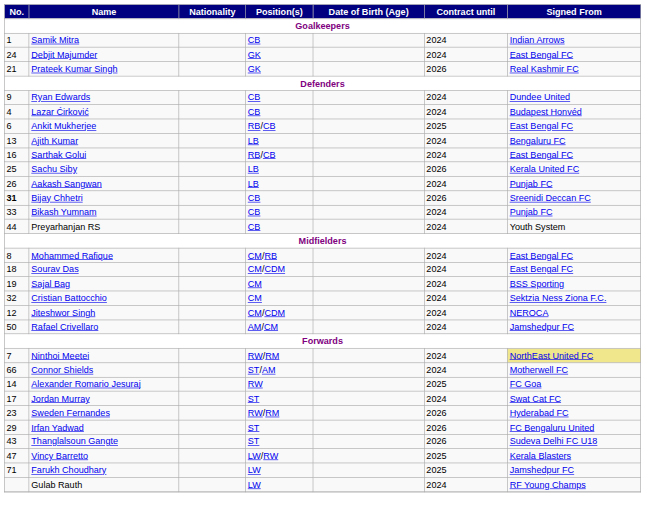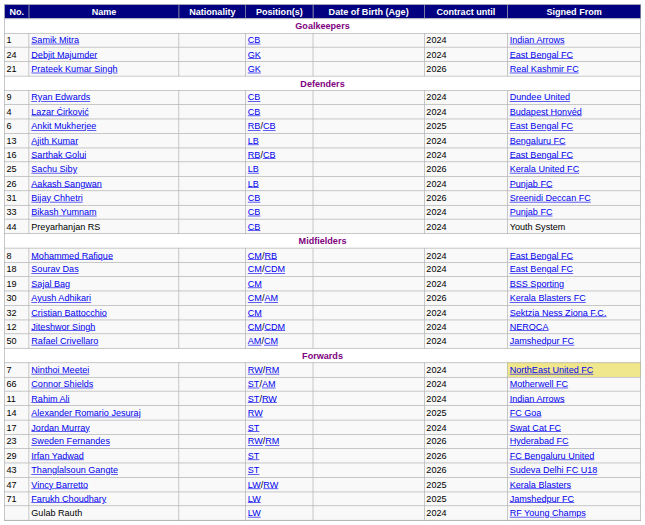(11, 198) bold -> (11, 198) normal
+ row: (61, 299)
+ row: (50, 399)
